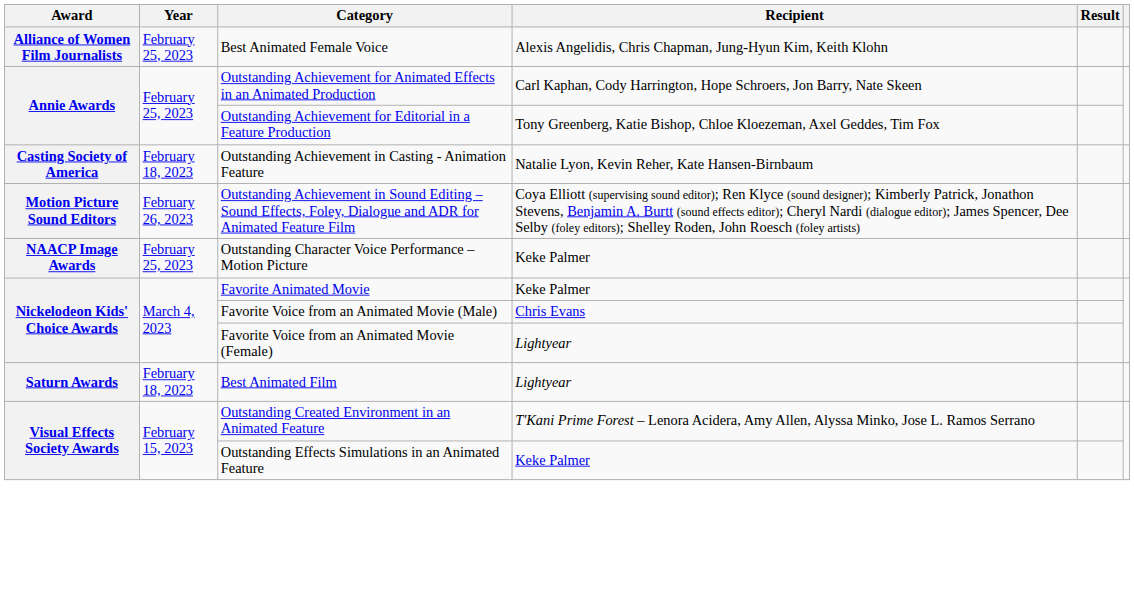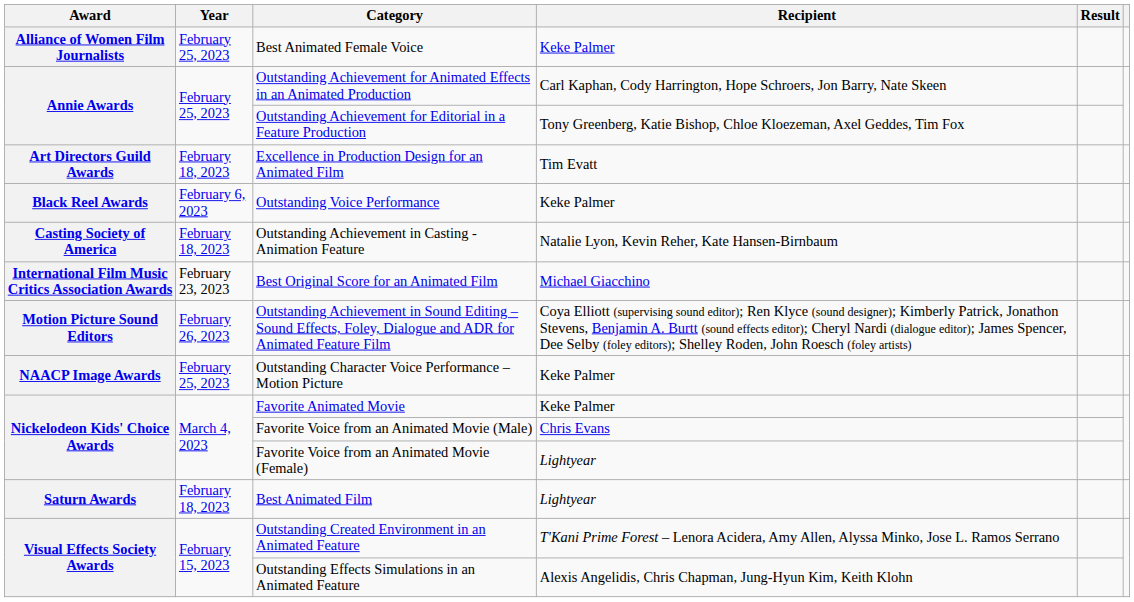(702, 46) Alexis Angelidis, Chris Chapman, Jung-Hyun Kim, Keith Klohn -> (577, 46) Keke Palmer
+ row: (369, 163)
+ row: (348, 203)
+ row: (377, 281)
(553, 460) Keke Palmer -> (726, 577) Alexis Angelidis, Chris Chapman, Jung-Hyun Kim, Keith Klohn
